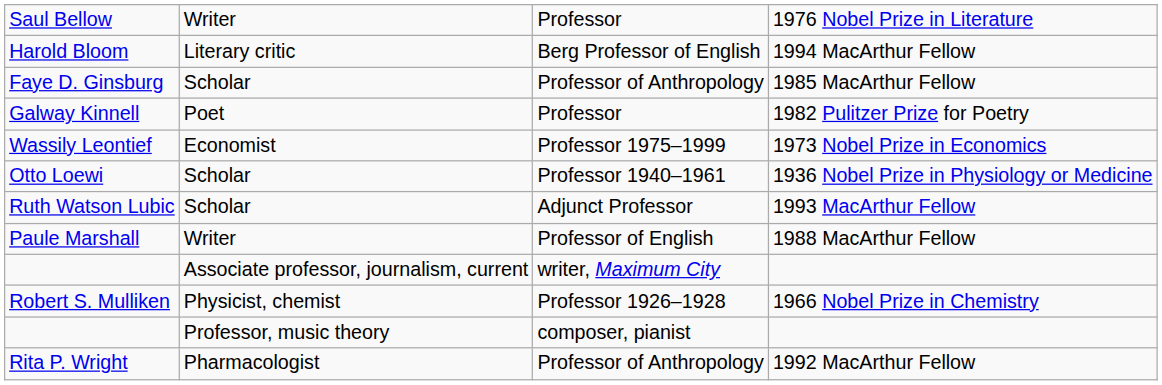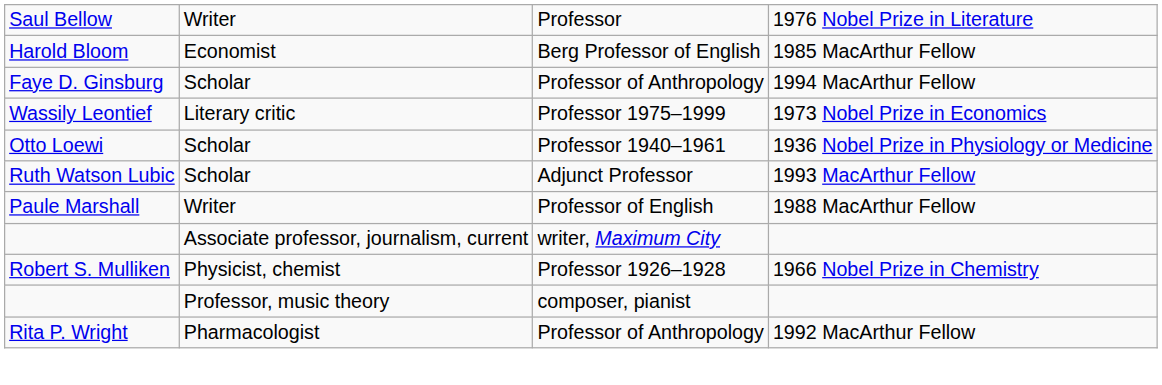(240, 51) Literary critic -> (230, 51) Economist
(874, 51) 1994 MacArthur Fellow -> (874, 51) 1985 MacArthur Fellow
(874, 82) 1985 MacArthur Fellow -> (874, 82) 1994 MacArthur Fellow
- row: (74, 113)
(230, 144) Economist -> (240, 113) Literary critic
